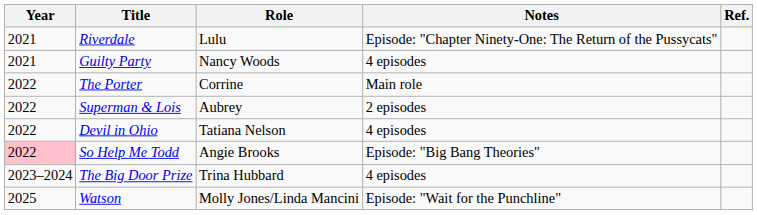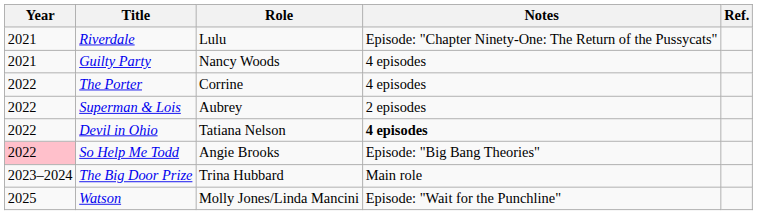(394, 84) Main role -> (396, 84) 4 episodes
(396, 130) normal -> (397, 130) bold
(396, 175) 4 episodes -> (394, 175) Main role
